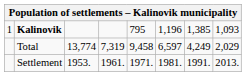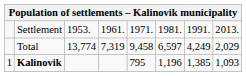rows swapped: (39, 63) <-> (39, 29)
